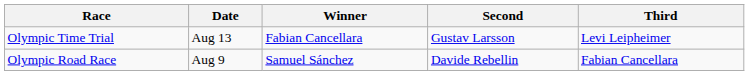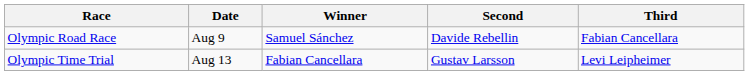rows swapped: (62, 60) <-> (61, 38)
